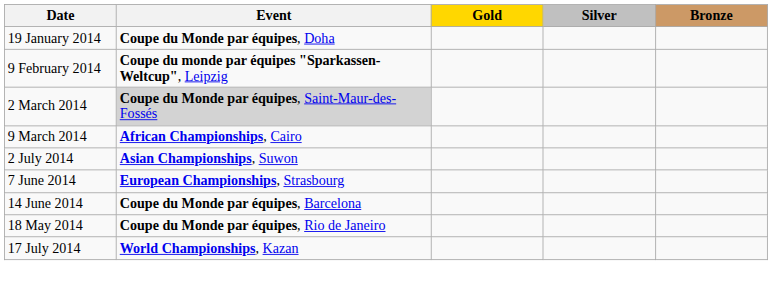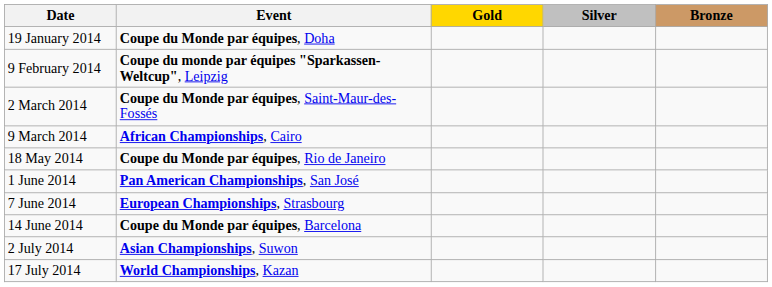(258, 106) lightgrey background -> (258, 106) no background
rows swapped: (45, 225) <-> (41, 158)
+ row: (42, 181)
